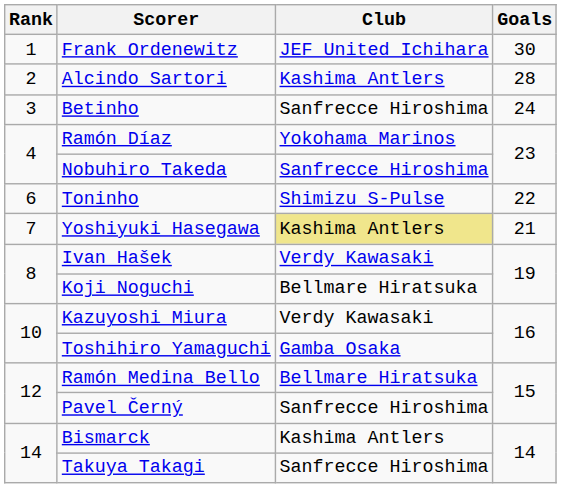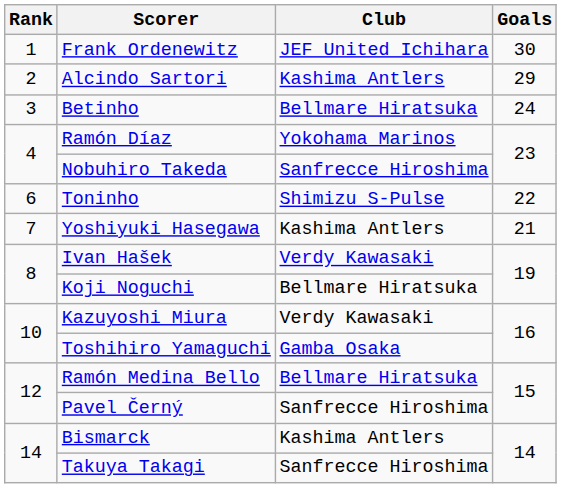(525, 79) 28 -> (525, 79) 29
(384, 109) Sanfrecce Hiroshima -> (379, 109) Bellmare Hiratsuka
(362, 229) khaki background -> (362, 229) no background
